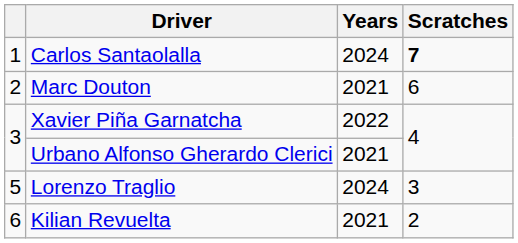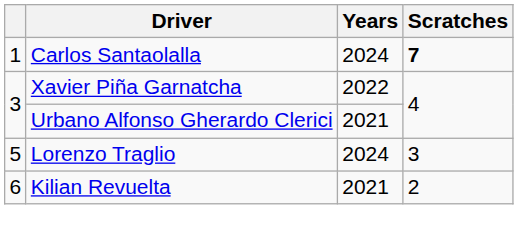- row: (91, 87)
